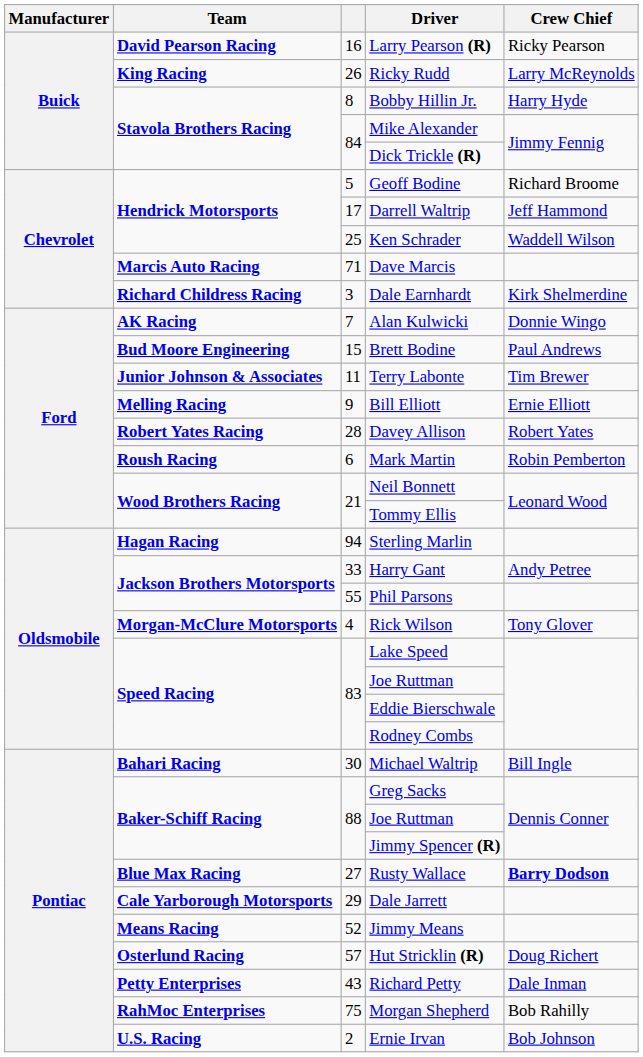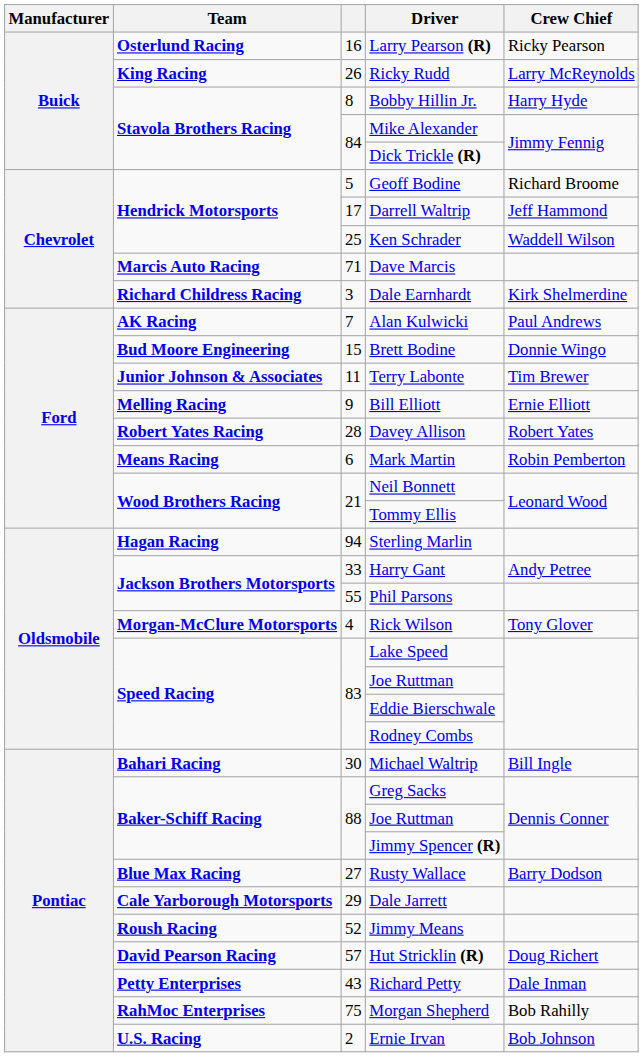(196, 46) David Pearson Racing -> (180, 46) Osterlund Racing
(557, 321) Donnie Wingo -> (555, 321) Paul Andrews
(555, 349) Paul Andrews -> (557, 349) Donnie Wingo
(167, 459) Roush Racing -> (168, 459) Means Racing
(558, 873) bold -> (555, 873) normal
(168, 928) Means Racing -> (167, 928) Roush Racing
(180, 955) Osterlund Racing -> (196, 955) David Pearson Racing
